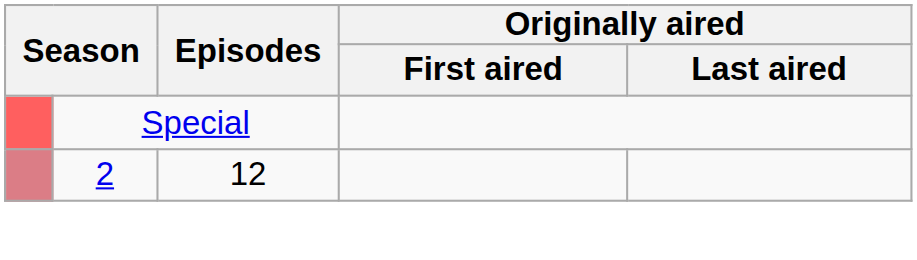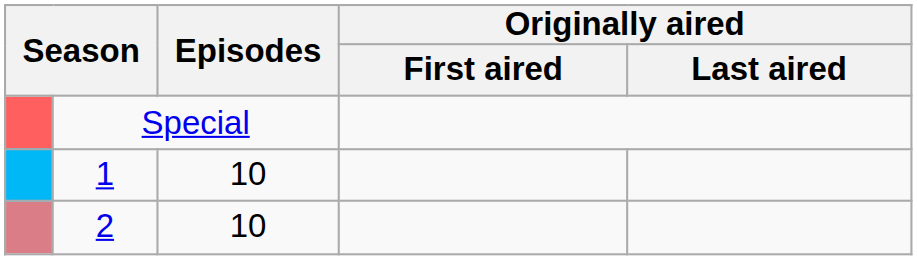+ row: (105, 174)
(248, 174) 12 -> (248, 226) 10
